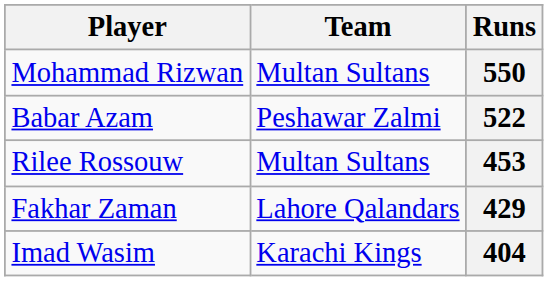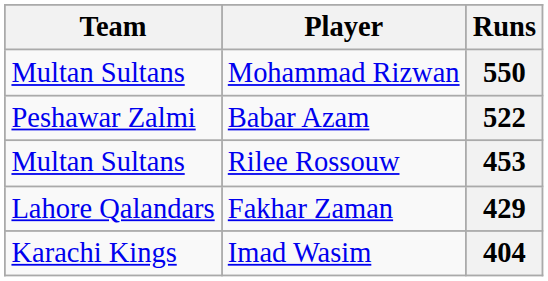columns swapped: (127, 27) <-> (358, 27)
